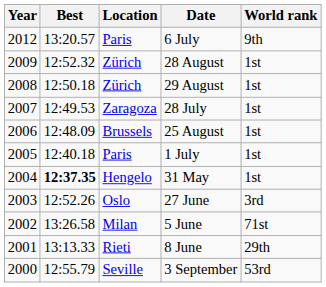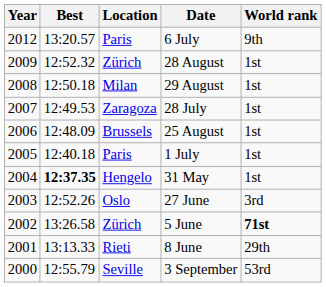(122, 85) Zürich -> (120, 85) Milan
(120, 223) Milan -> (122, 223) Zürich
(256, 223) normal -> (257, 223) bold
